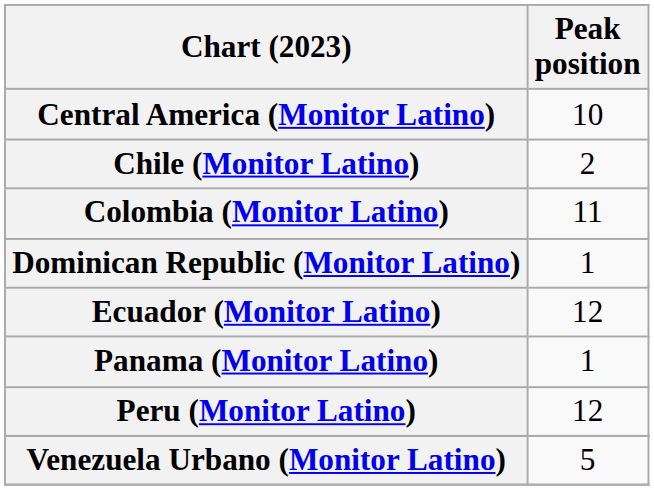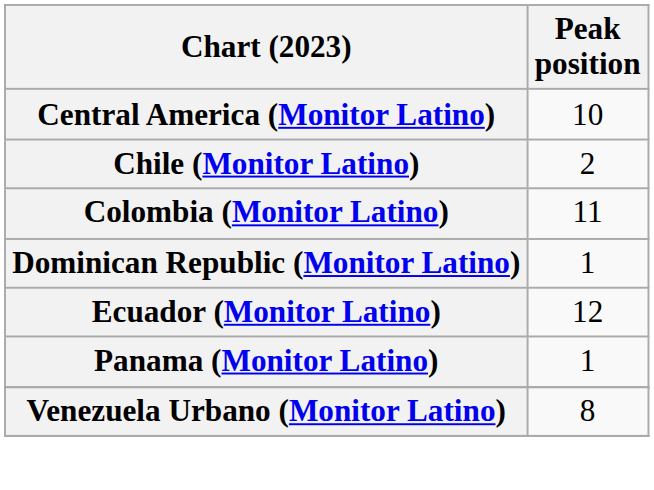- row: (266, 410)
(588, 460) 5 -> (588, 410) 8
